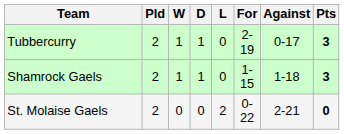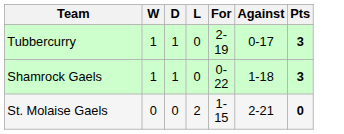- column: (155, 14)
(247, 76) 1-15 -> (221, 76) 0-22
(247, 111) 0-22 -> (221, 111) 1-15
